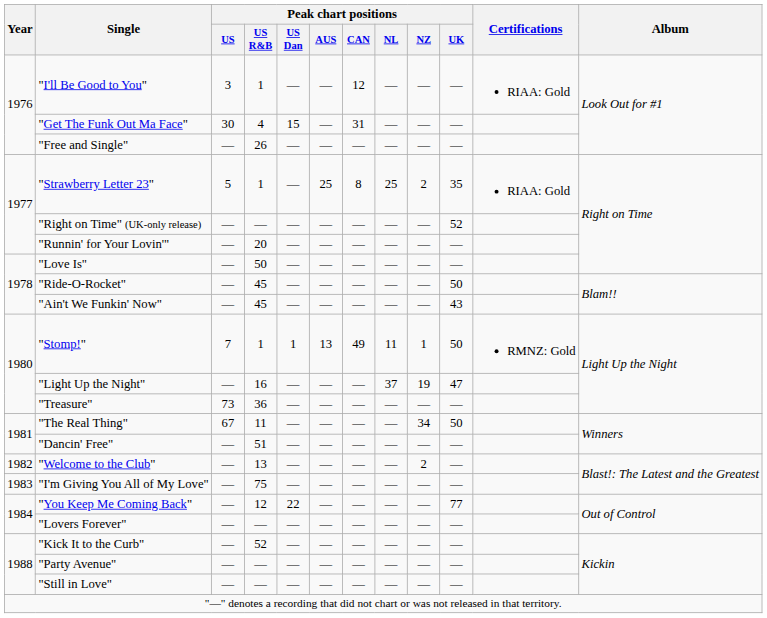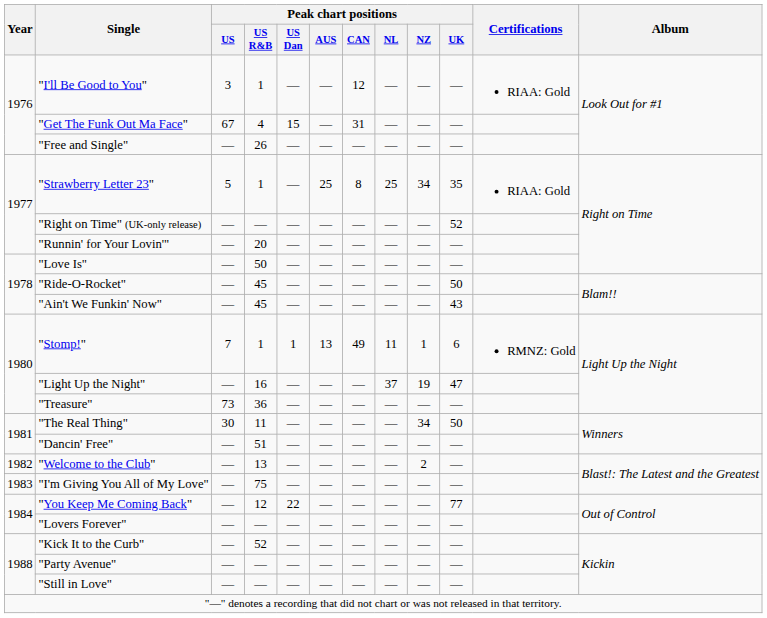(228, 124) 30 -> (228, 124) 67
(424, 184) 2 -> (424, 184) 34
(456, 344) 50 -> (456, 344) 6
(228, 423) 67 -> (228, 423) 30
